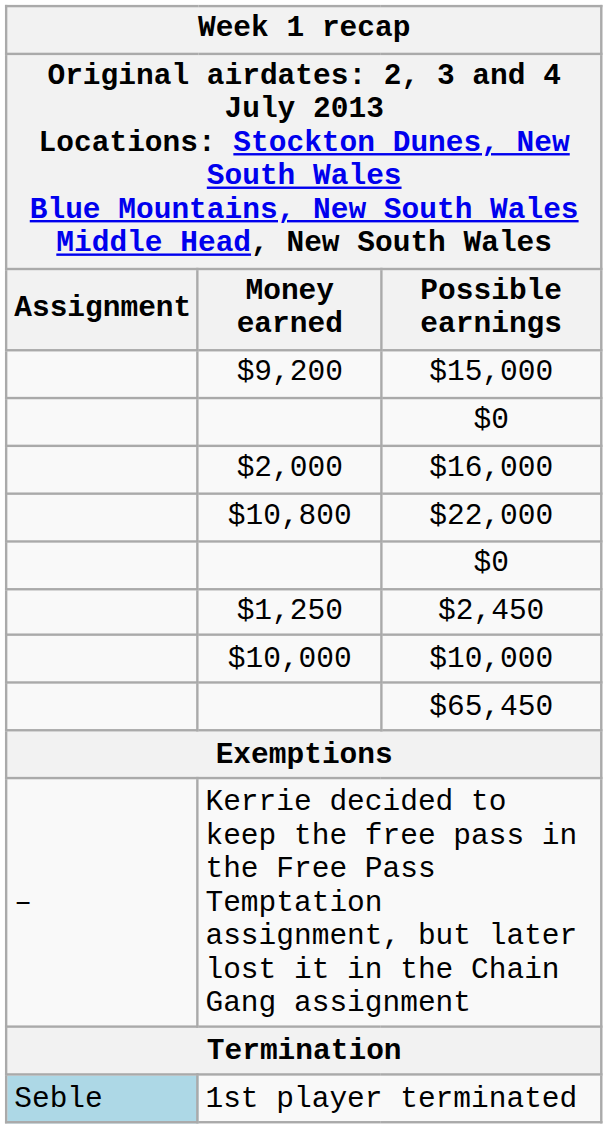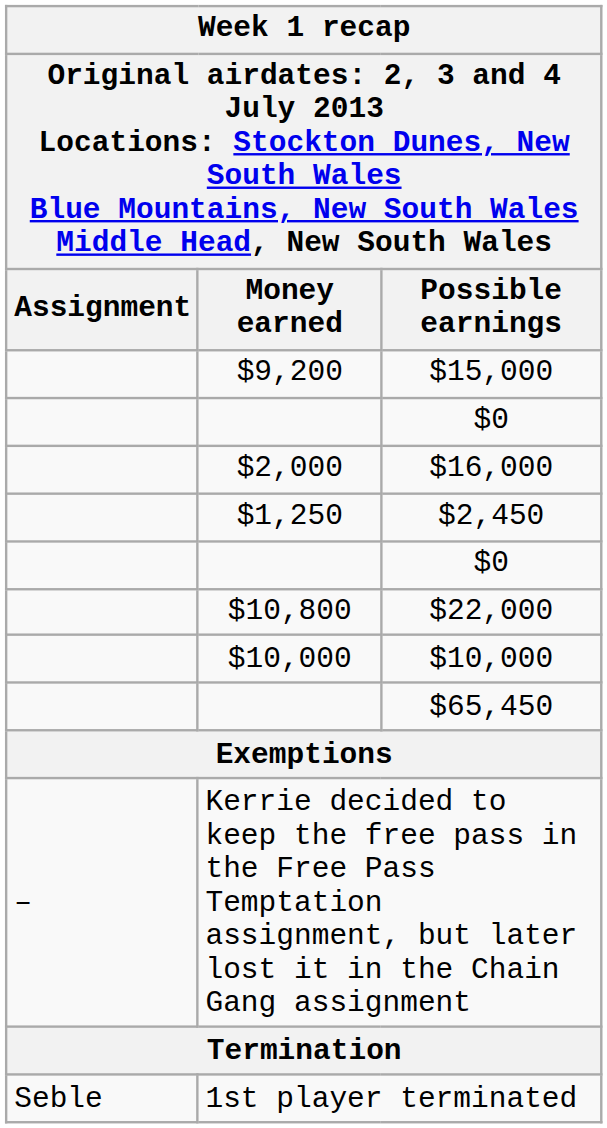rows swapped: (290, 517) <-> (290, 612)
(58, 1099) lightblue background -> (58, 1099) no background
